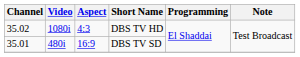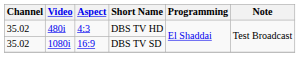(59, 28) 1080i -> (57, 28) 480i
(18, 44) 35.01 -> (18, 44) 35.02
(57, 44) 480i -> (59, 44) 1080i
